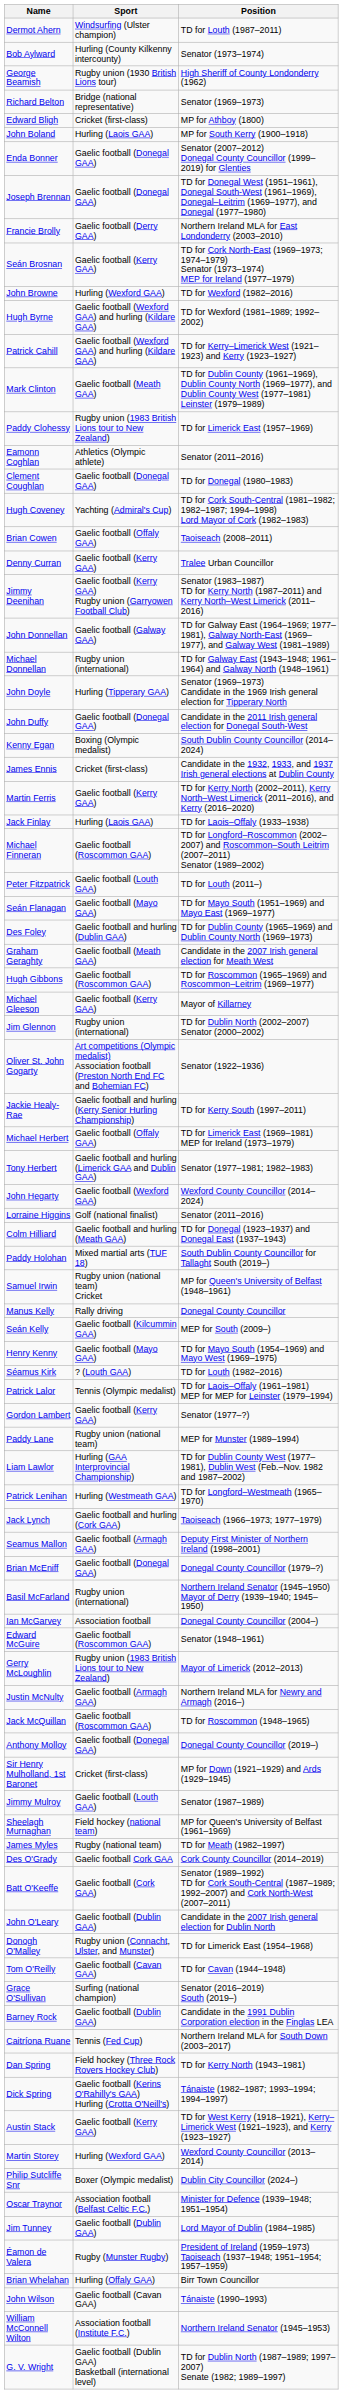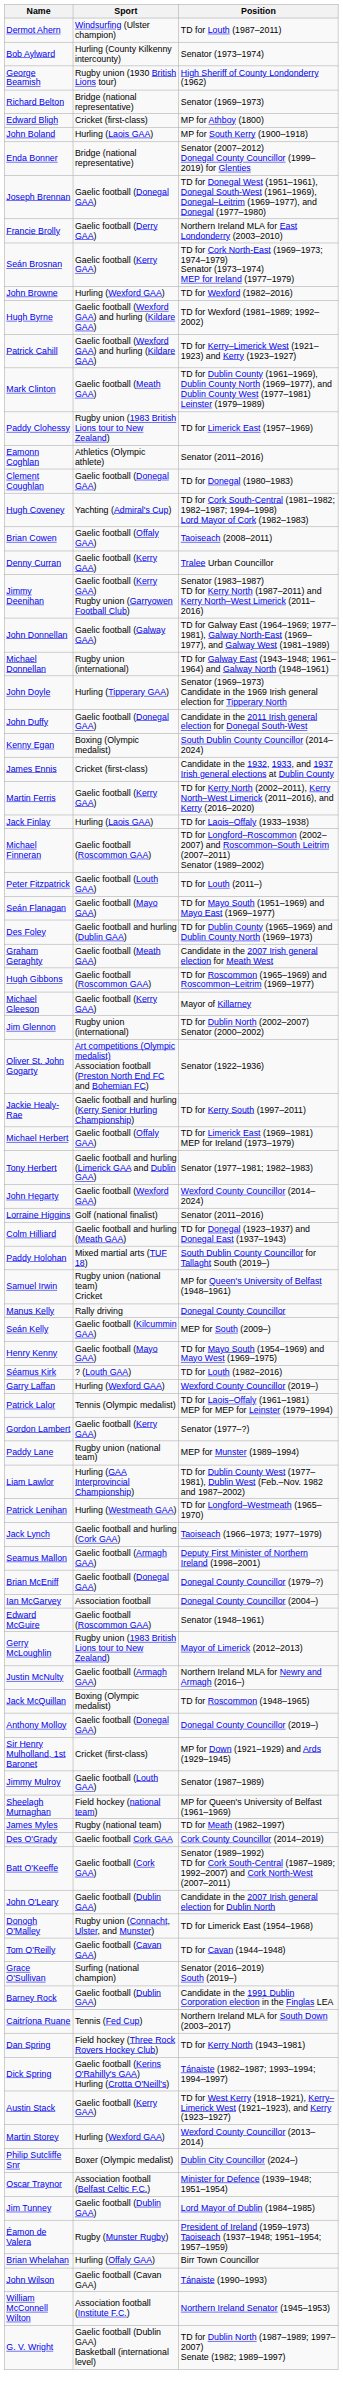(122, 158) Gaelic football (Donegal GAA) -> (106, 158) Bridge (national representative)
+ row: (31, 1386)
- row: (38, 1597)
(113, 1721) Gaelic football (Roscommon GAA) -> (107, 1701) Boxing (Olympic medalist)
